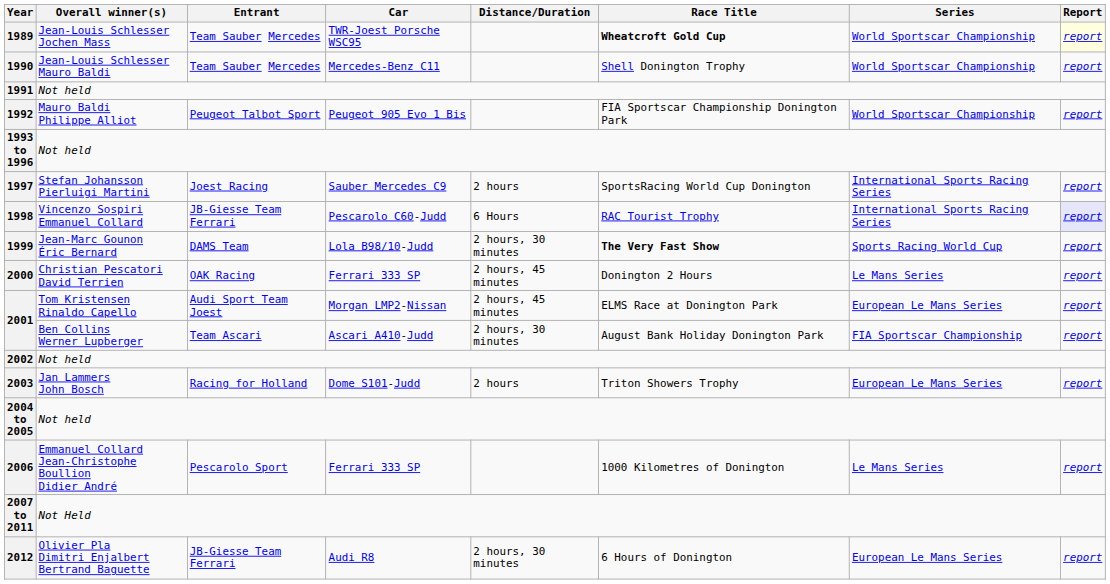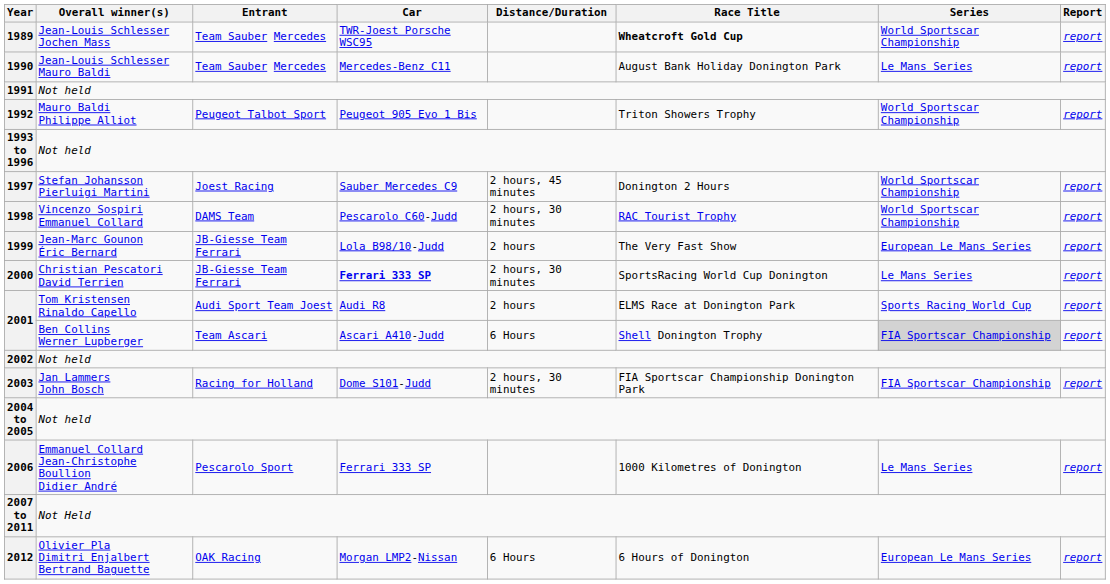(1083, 37) lightyellow background -> (1083, 37) no background
(673, 67) Shell Donington Trophy -> (730, 67) August Bank Holiday Donington Park
(944, 67) World Sportscar Championship -> (927, 67) Le Mans Series
(719, 115) FIA Sportscar Championship Donington Park -> (687, 115) Triton Showers Trophy
(496, 187) 2 hours -> (526, 187) 2 hours, 45 minutes
(706, 187) SportsRacing World Cup Donington -> (674, 187) Donington 2 Hours
(940, 187) International Sports Racing Series -> (930, 187) World Sportscar Championship
(235, 216) JB-Giesse Team Ferrari -> (225, 216) DAMS Team
(496, 216) 6 Hours -> (526, 216) 2 hours, 30 minutes
(940, 216) International Sports Racing Series -> (930, 216) World Sportscar Championship
(1083, 216) lavender background -> (1083, 216) no background
(219, 246) DAMS Team -> (241, 246) JB-Giesse Team Ferrari
(509, 246) 2 hours, 30 minutes -> (513, 246) 2 hours
(660, 246) bold -> (677, 246) normal
(927, 246) Sports Racing World Cup -> (956, 246) European Le Mans Series
(222, 276) OAK Racing -> (241, 276) JB-Giesse Team Ferrari
(374, 276) normal -> (385, 276) bold
(509, 276) 2 hours, 45 minutes -> (526, 276) 2 hours, 30 minutes
(657, 276) Donington 2 Hours -> (723, 276) SportsRacing World Cup Donington
(387, 306) Morgan LMP2-Nissan -> (362, 306) Audi R8
(509, 306) 2 hours, 45 minutes -> (513, 306) 2 hours
(927, 306) European Le Mans Series -> (956, 306) Sports Racing World Cup
(509, 336) 2 hours, 30 minutes -> (513, 336) 6 Hours
(712, 336) August Bank Holiday Donington Park -> (690, 336) Shell Donington Trophy
(937, 336) no background -> (966, 336) lightgrey background
(496, 383) 2 hours -> (526, 383) 2 hours, 30 minutes
(670, 383) Triton Showers Trophy -> (736, 383) FIA Sportscar Championship Donington Park
(927, 383) European Le Mans Series -> (966, 383) FIA Sportscar Championship
(235, 558) JB-Giesse Team Ferrari -> (228, 558) OAK Racing
(352, 558) Audi R8 -> (398, 558) Morgan LMP2-Nissan
(509, 558) 2 hours, 30 minutes -> (513, 558) 6 Hours
